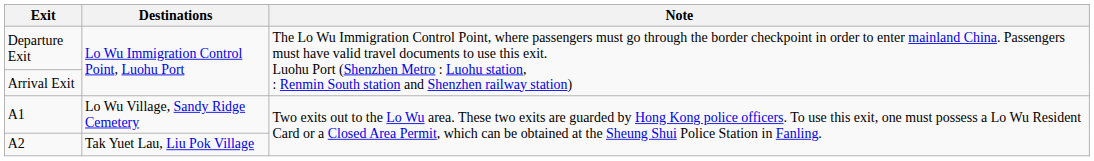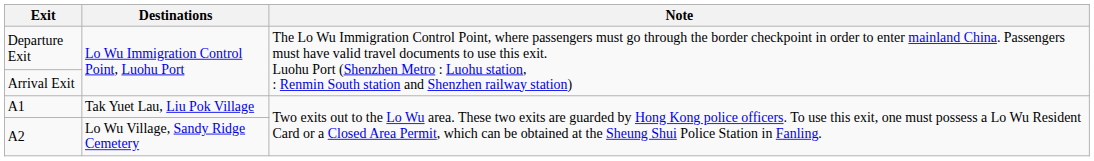(165, 114) Lo Wu Village, Sandy Ridge Cemetery -> (170, 106) Tak Yuet Lau, Liu Pok Village
(170, 144) Tak Yuet Lau, Liu Pok Village -> (165, 136) Lo Wu Village, Sandy Ridge Cemetery
